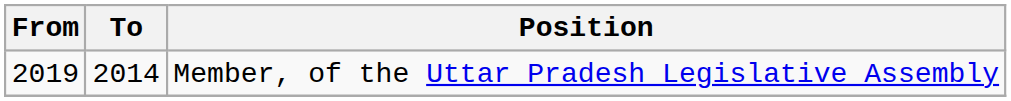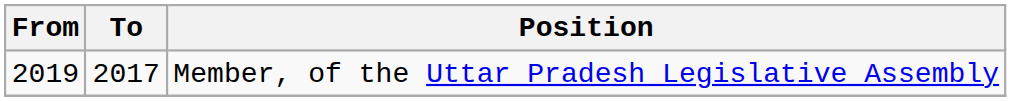(126, 74) 2014 -> (126, 74) 2017
